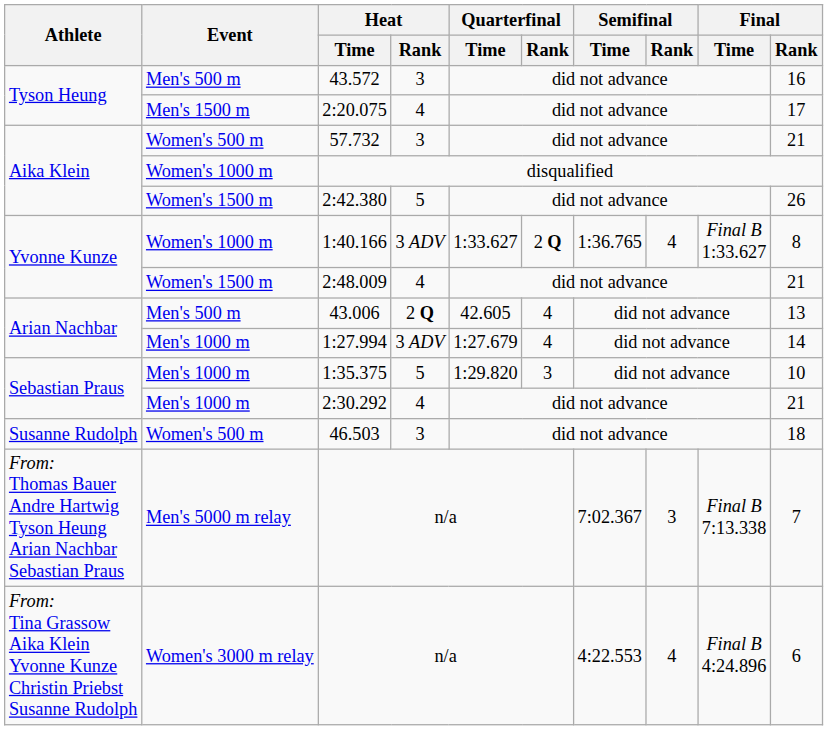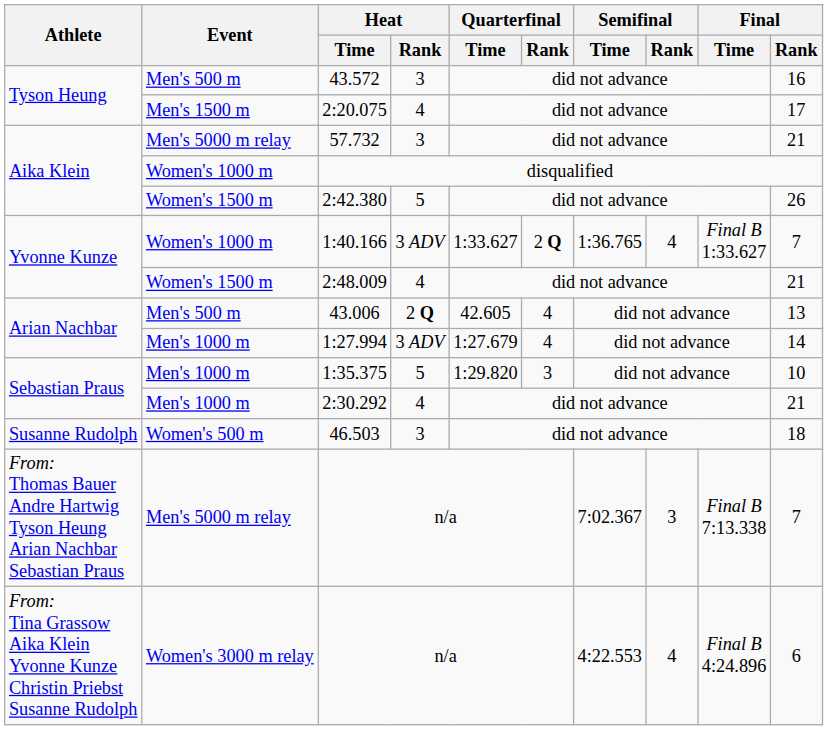(205, 140) Women's 500 m -> (218, 140) Men's 5000 m relay
(796, 241) 8 -> (796, 241) 7
